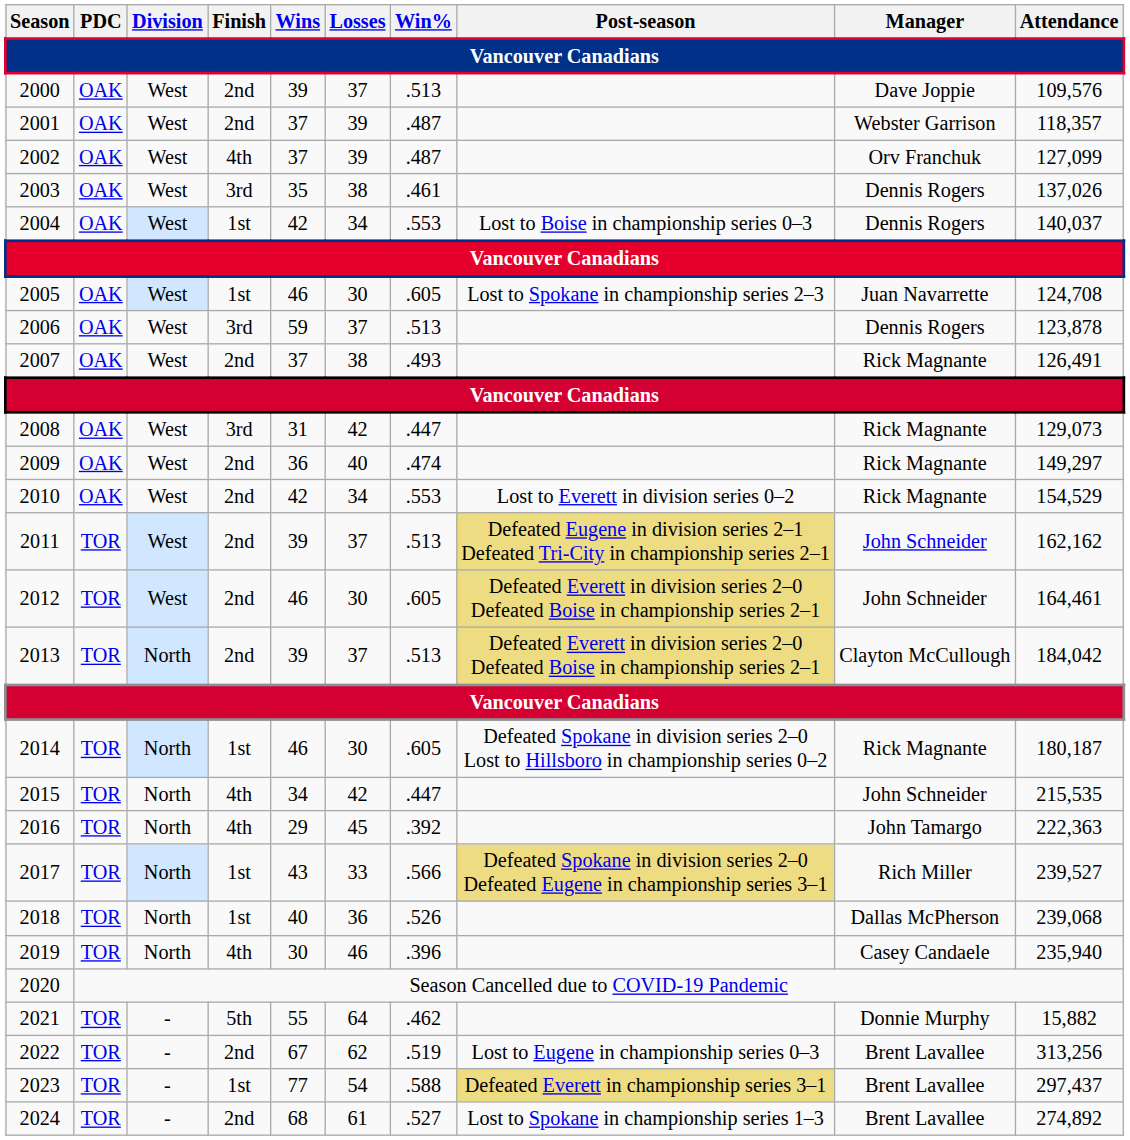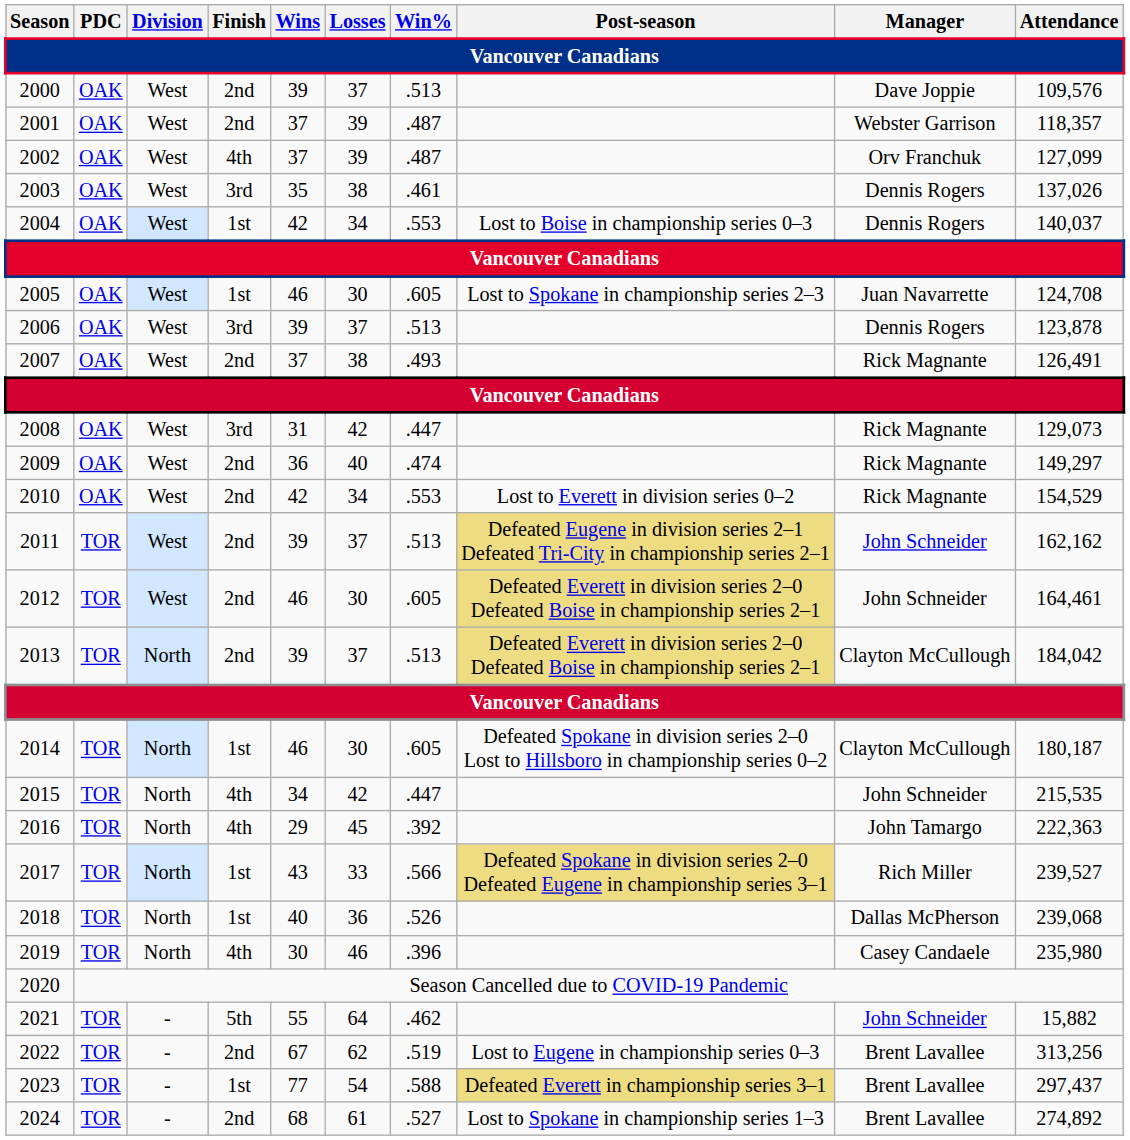(298, 326) 59 -> (298, 326) 39
(925, 749) Rick Magnante -> (925, 749) Clayton McCullough
(1069, 951) 235,940 -> (1069, 951) 235,980
(925, 1018) Donnie Murphy -> (925, 1018) John Schneider
